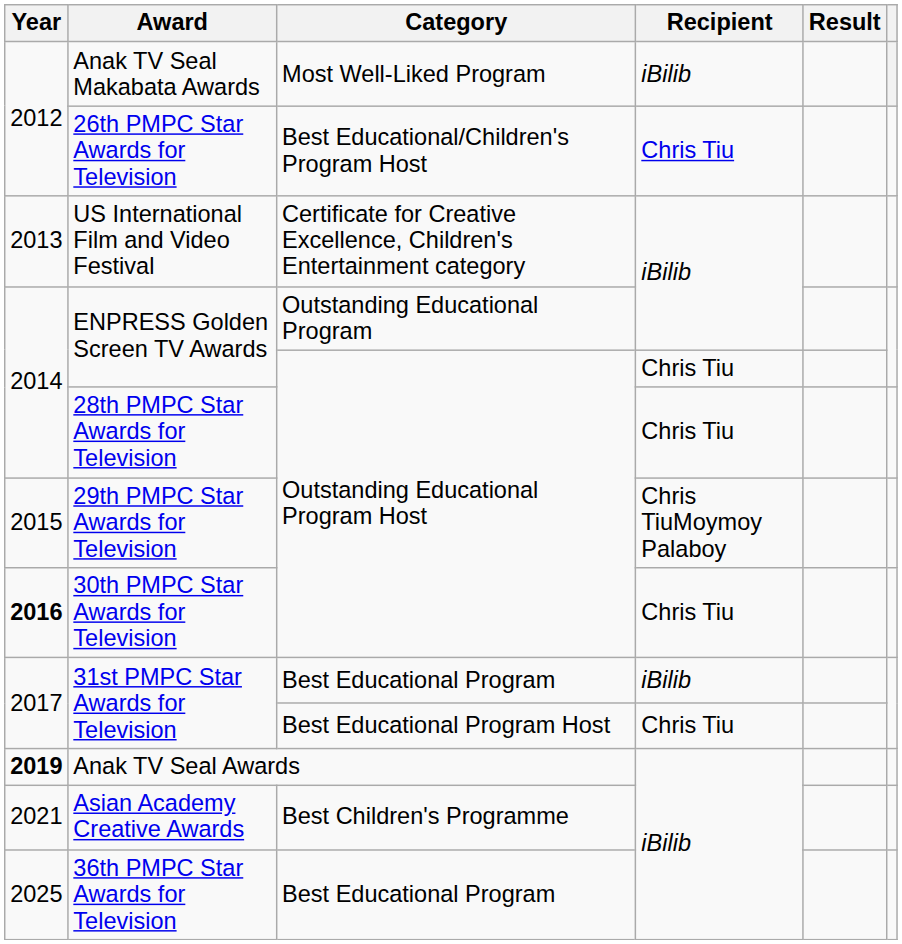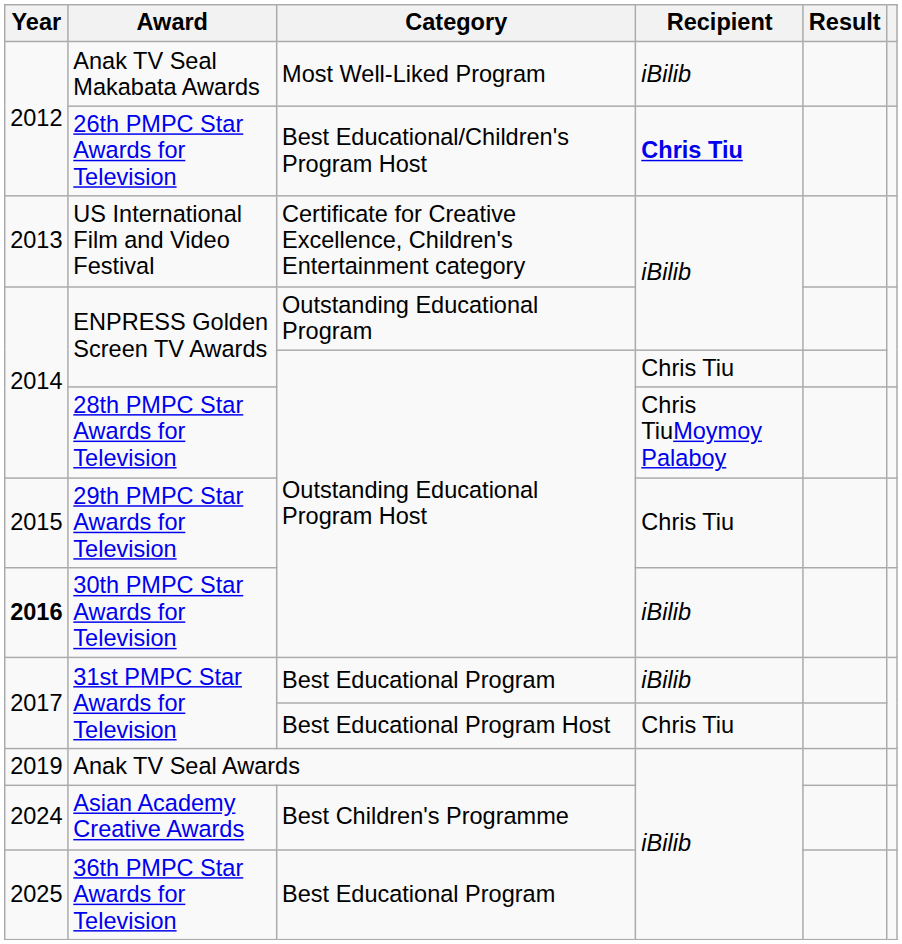(688, 150) normal -> (692, 150) bold
(688, 432) Chris Tiu -> (702, 432) Chris TiuMoymoy Palaboy
(702, 522) Chris TiuMoymoy Palaboy -> (688, 522) Chris Tiu
(688, 612) Chris Tiu -> (666, 612) iBilib
(36, 766) bold -> (36, 766) normal
(36, 817) 2021 -> (36, 817) 2024
